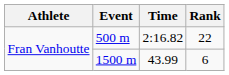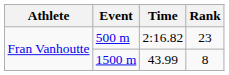(205, 38) 22 -> (205, 38) 23
(205, 60) 6 -> (205, 60) 8
